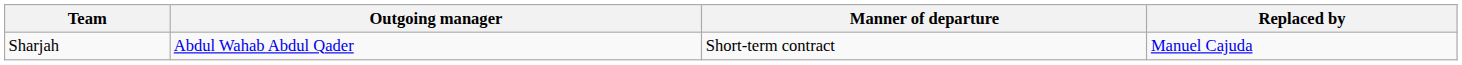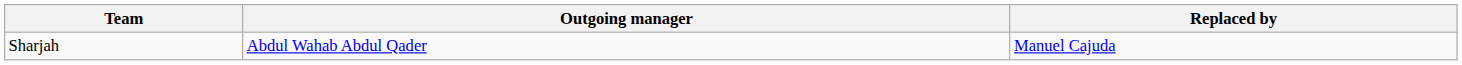- column: (924, 18)
